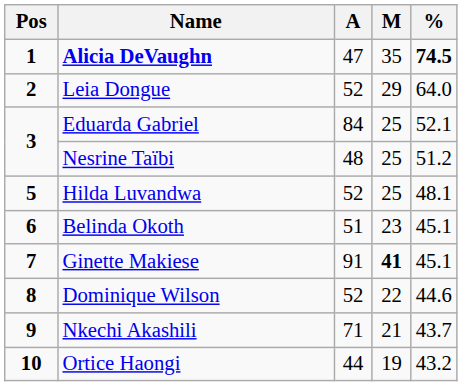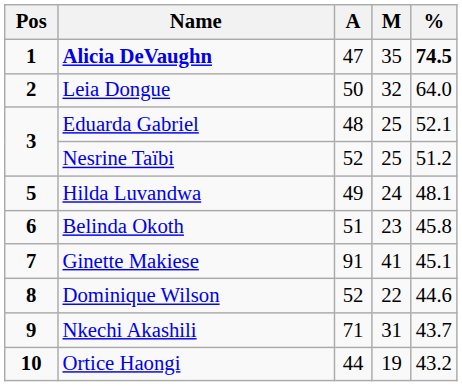(353, 90) 52 -> (353, 90) 50
(392, 90) 29 -> (392, 90) 32
(353, 124) 84 -> (353, 124) 48
(353, 158) 48 -> (353, 158) 52
(353, 192) 52 -> (353, 192) 49
(392, 192) 25 -> (392, 192) 24
(434, 227) 45.1 -> (434, 227) 45.8
(392, 261) bold -> (392, 261) normal
(392, 329) 21 -> (392, 329) 31
